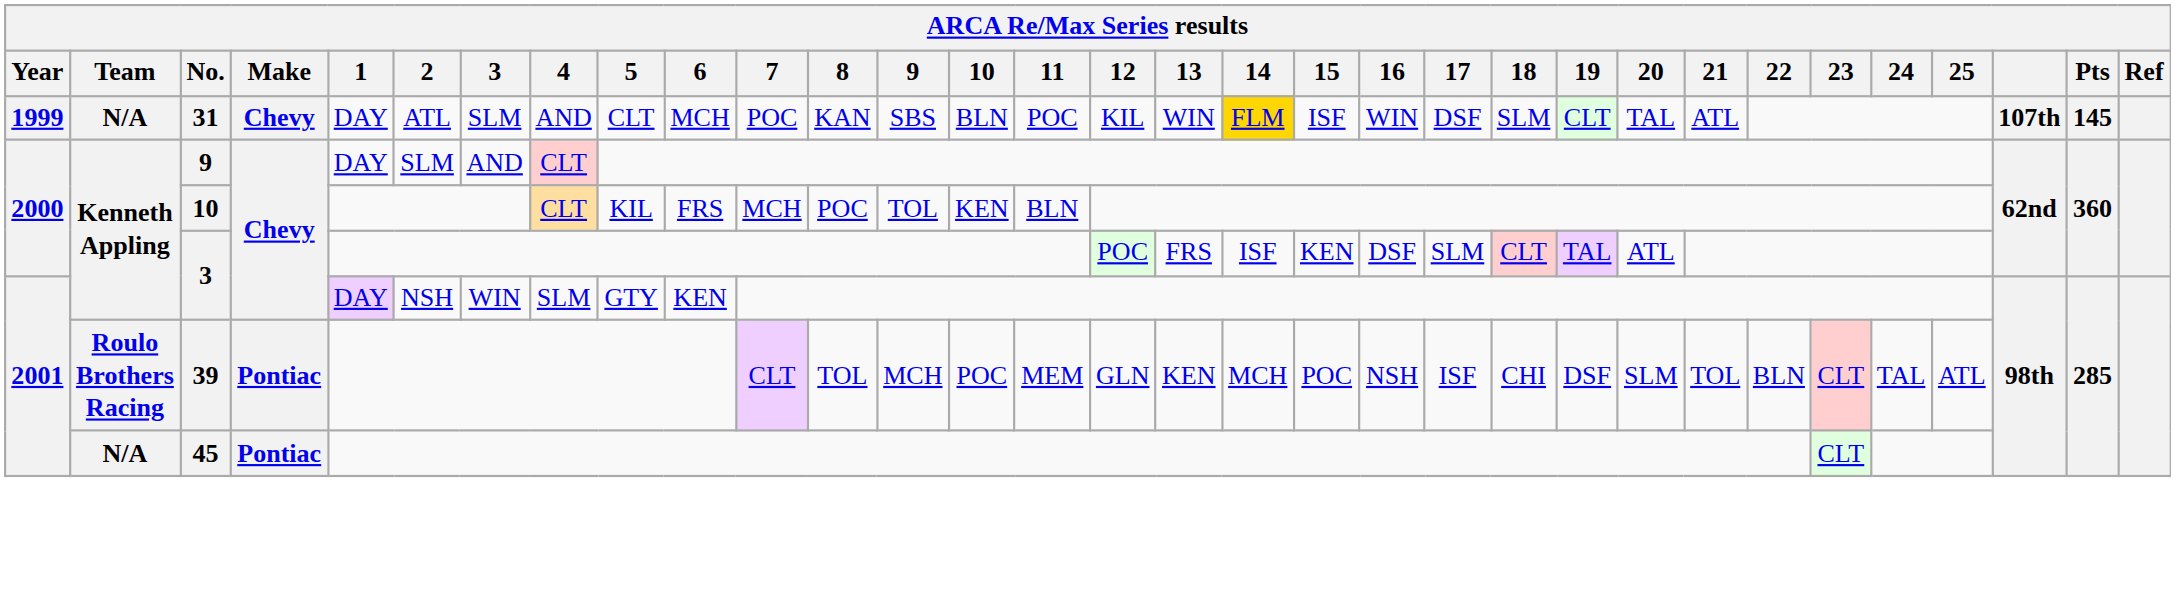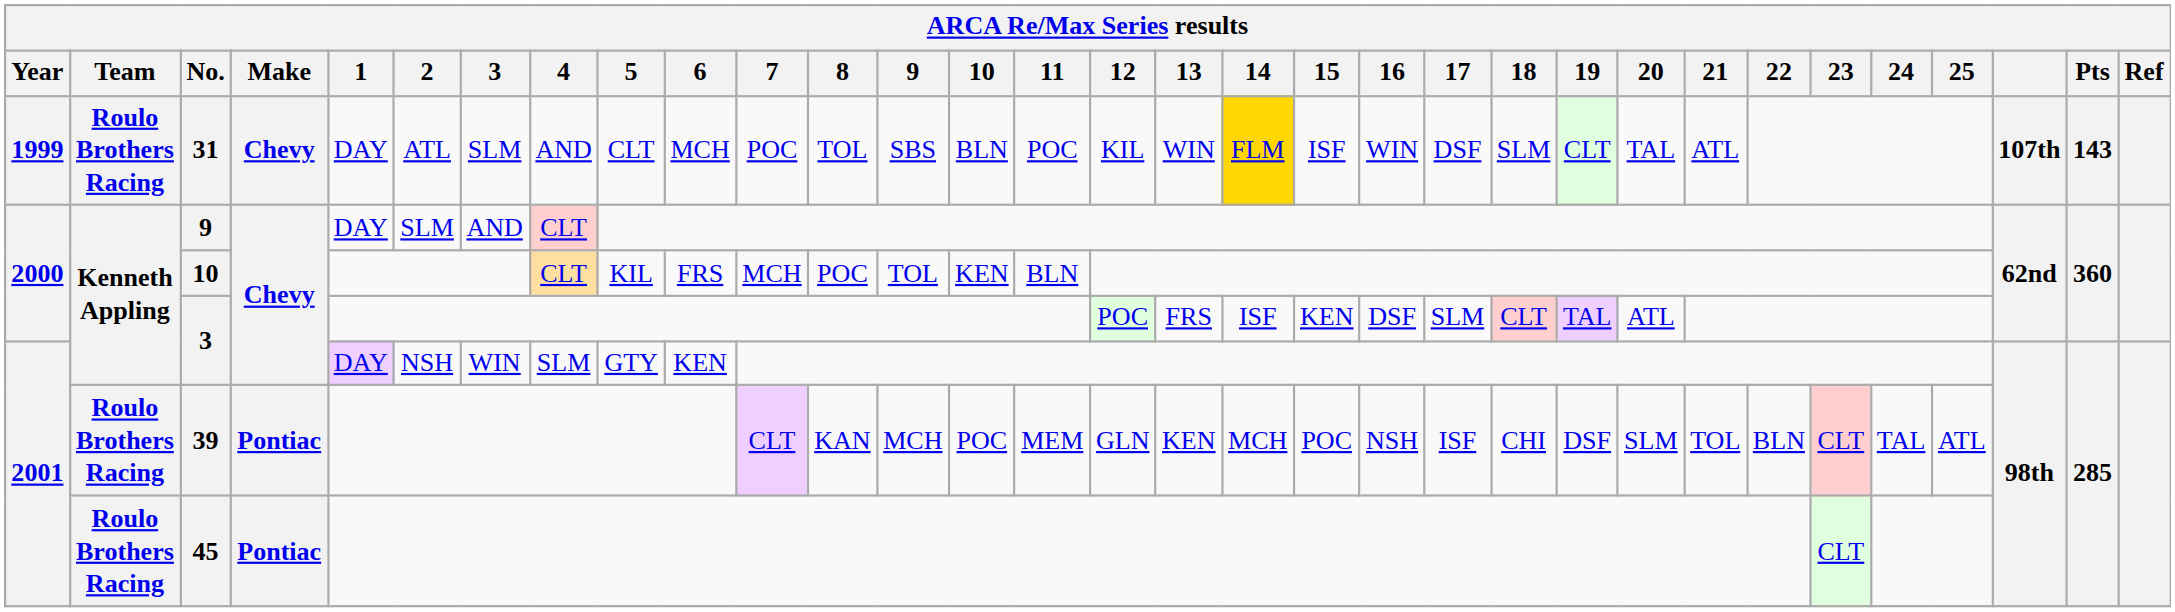(125, 117) N/A -> (125, 149) Roulo Brothers Racing
(842, 117) KAN -> (842, 149) TOL
(2092, 117) 145 -> (2092, 149) 143
(842, 375) TOL -> (842, 440) KAN
(125, 452) N/A -> (125, 550) Roulo Brothers Racing
